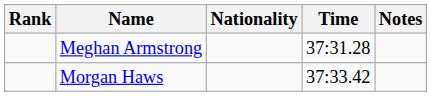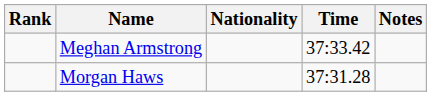(338, 47) 37:31.28 -> (338, 47) 37:33.42
(338, 76) 37:33.42 -> (338, 76) 37:31.28
